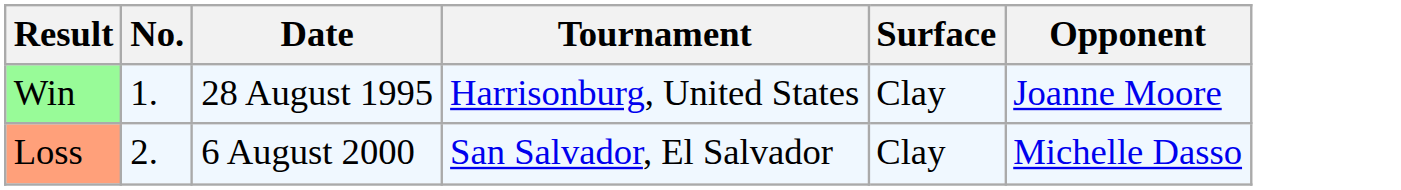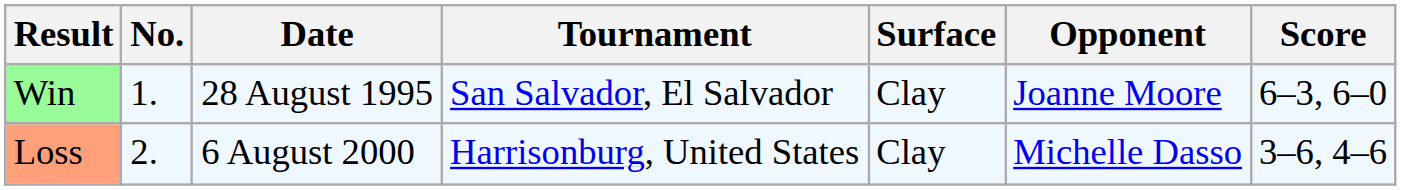+ column: (1323, 33)
(655, 93) Harrisonburg, United States -> (642, 93) San Salvador, El Salvador
(642, 152) San Salvador, El Salvador -> (655, 152) Harrisonburg, United States
